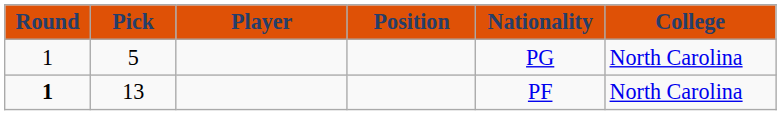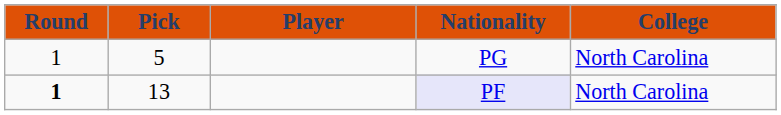- column: (412, 22)
(540, 92) no background -> (493, 92) lavender background
